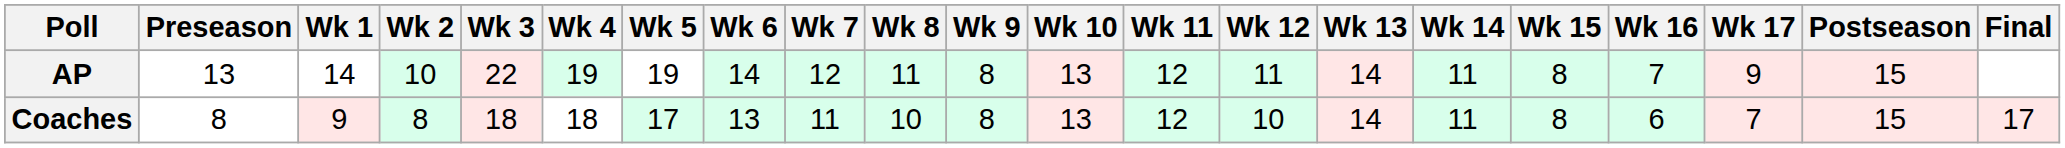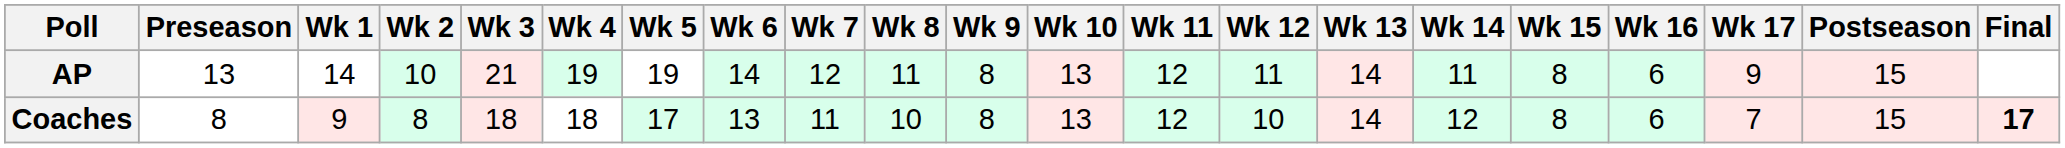(501, 73) 22 -> (501, 73) 21
(1657, 73) 7 -> (1657, 73) 6
(1462, 119) 11 -> (1462, 119) 12
(2019, 119) normal -> (2019, 119) bold
